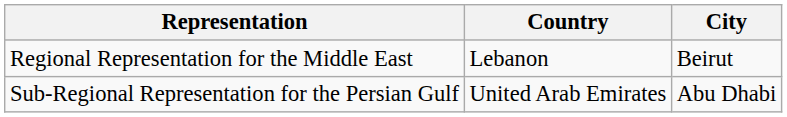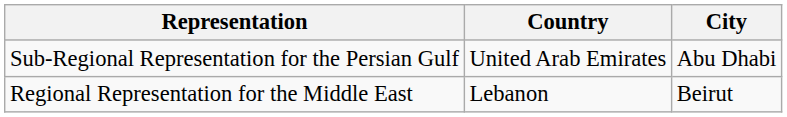rows swapped: (211, 58) <-> (235, 93)
